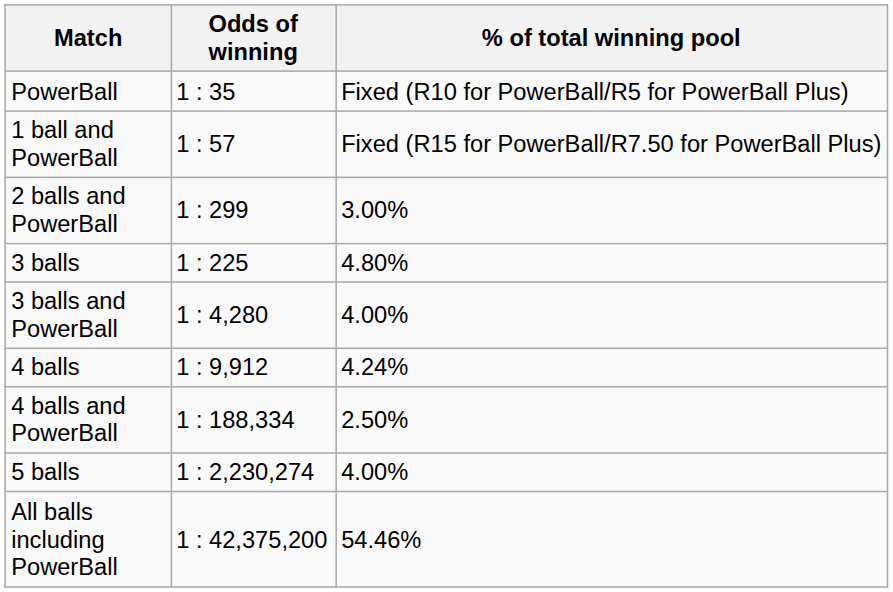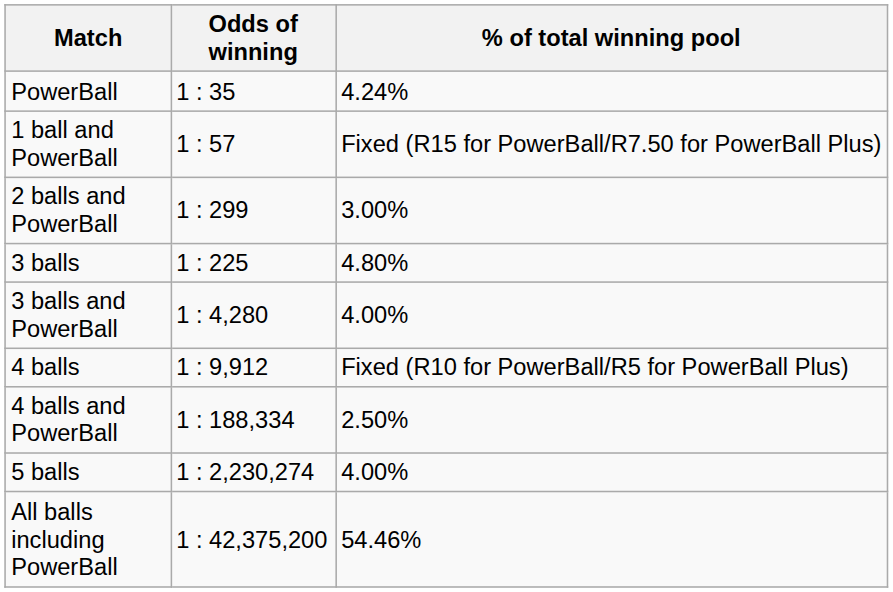(595, 90) Fixed (R10 for PowerBall/R5 for PowerBall Plus) -> (375, 90) 4.24%
(375, 367) 4.24% -> (595, 367) Fixed (R10 for PowerBall/R5 for PowerBall Plus)
